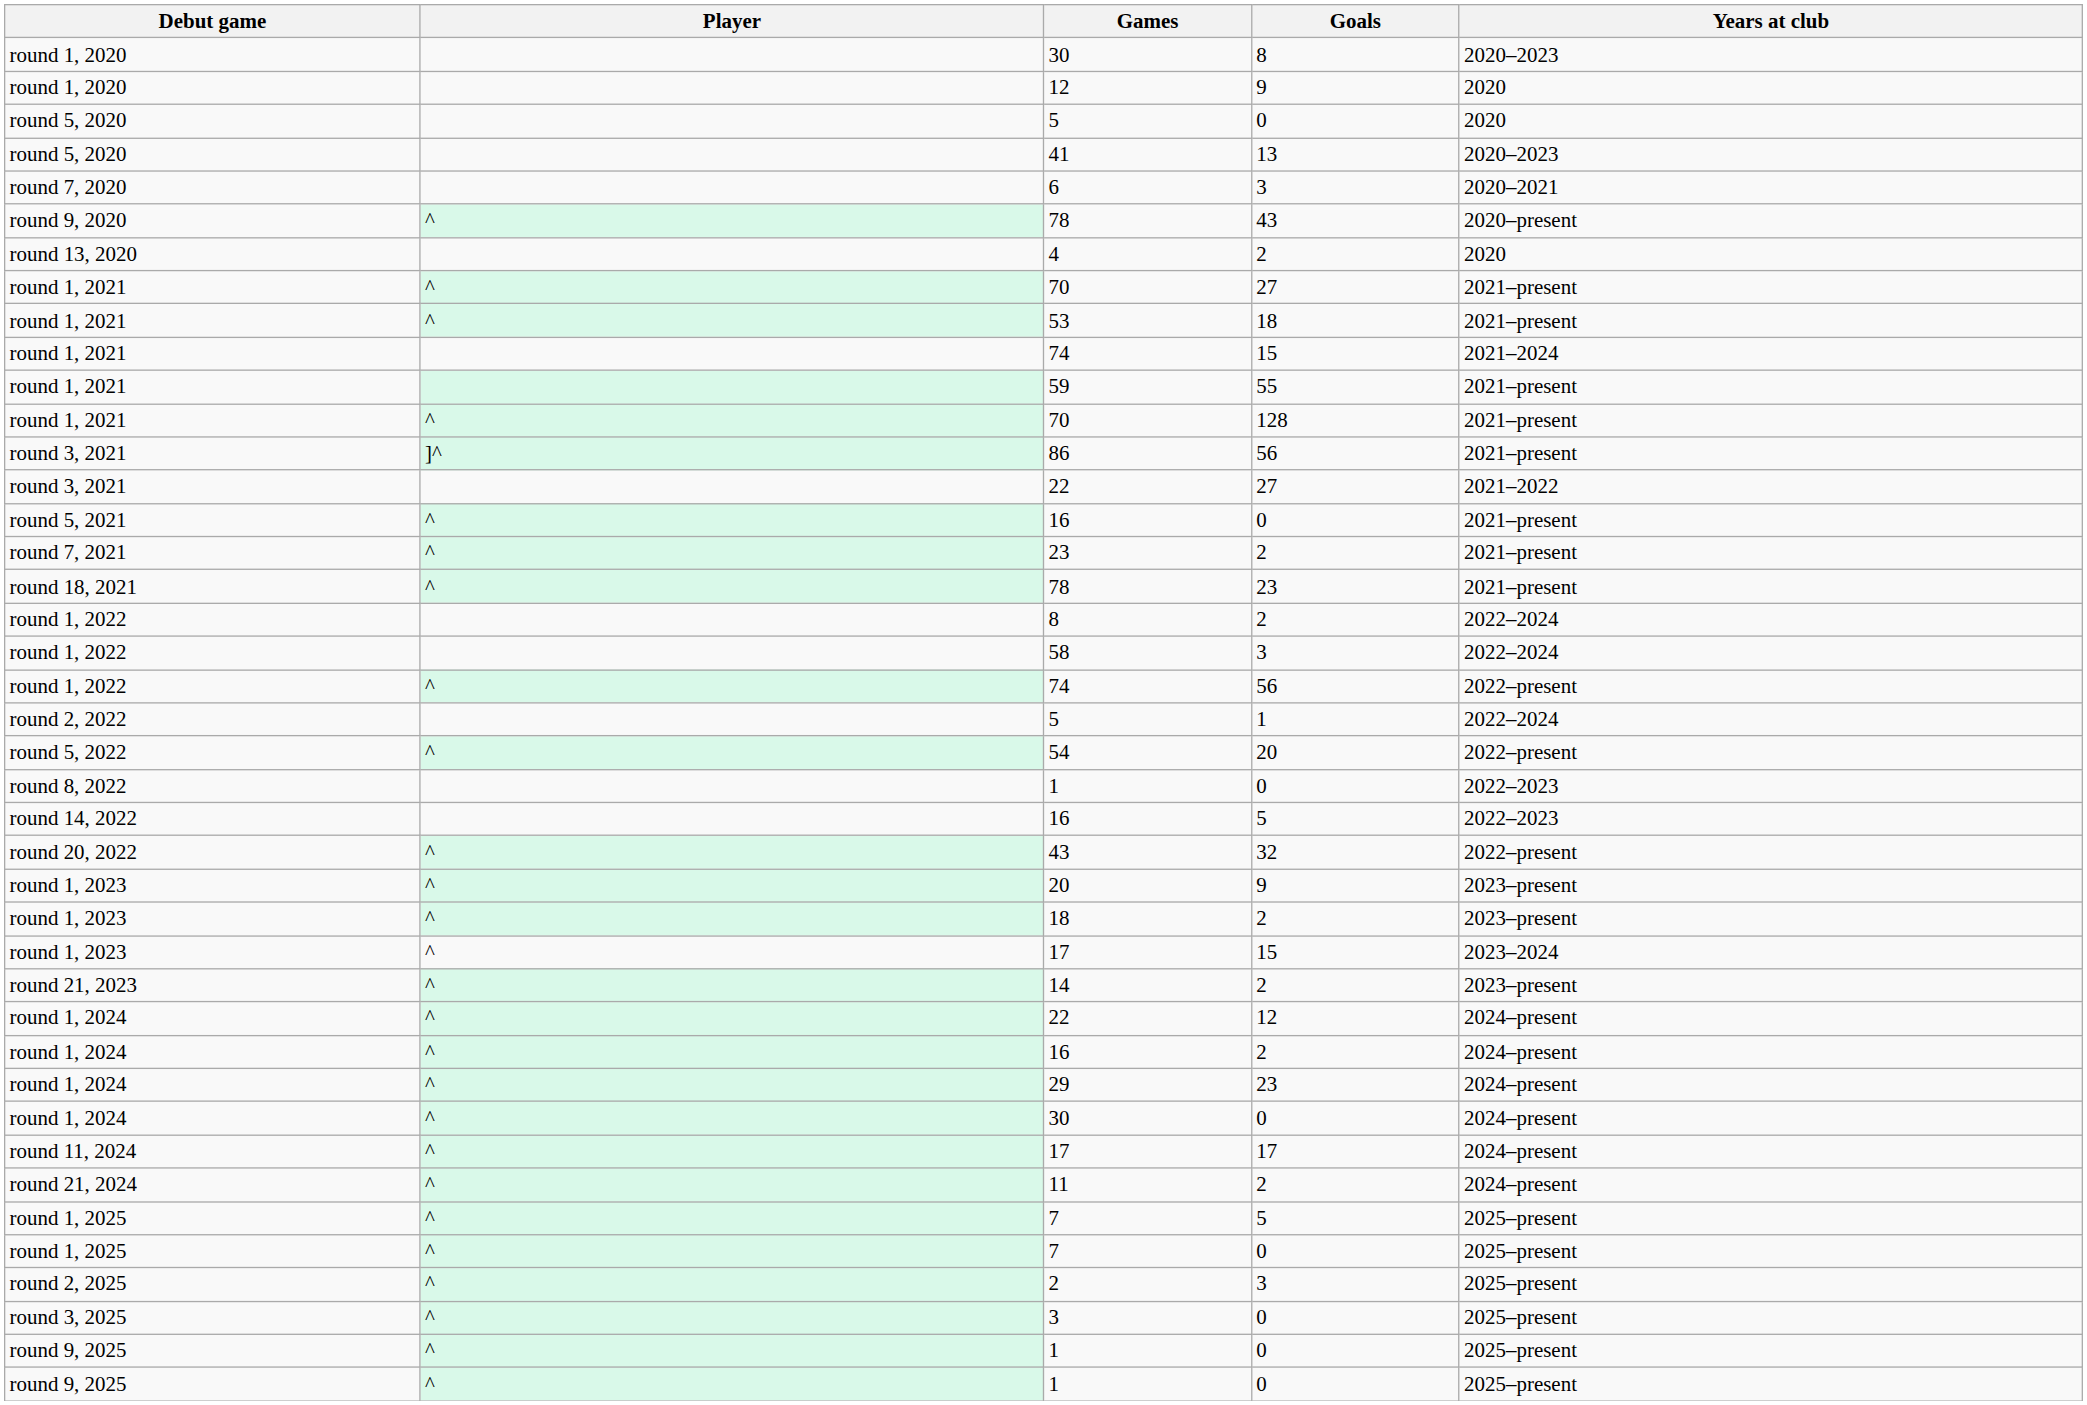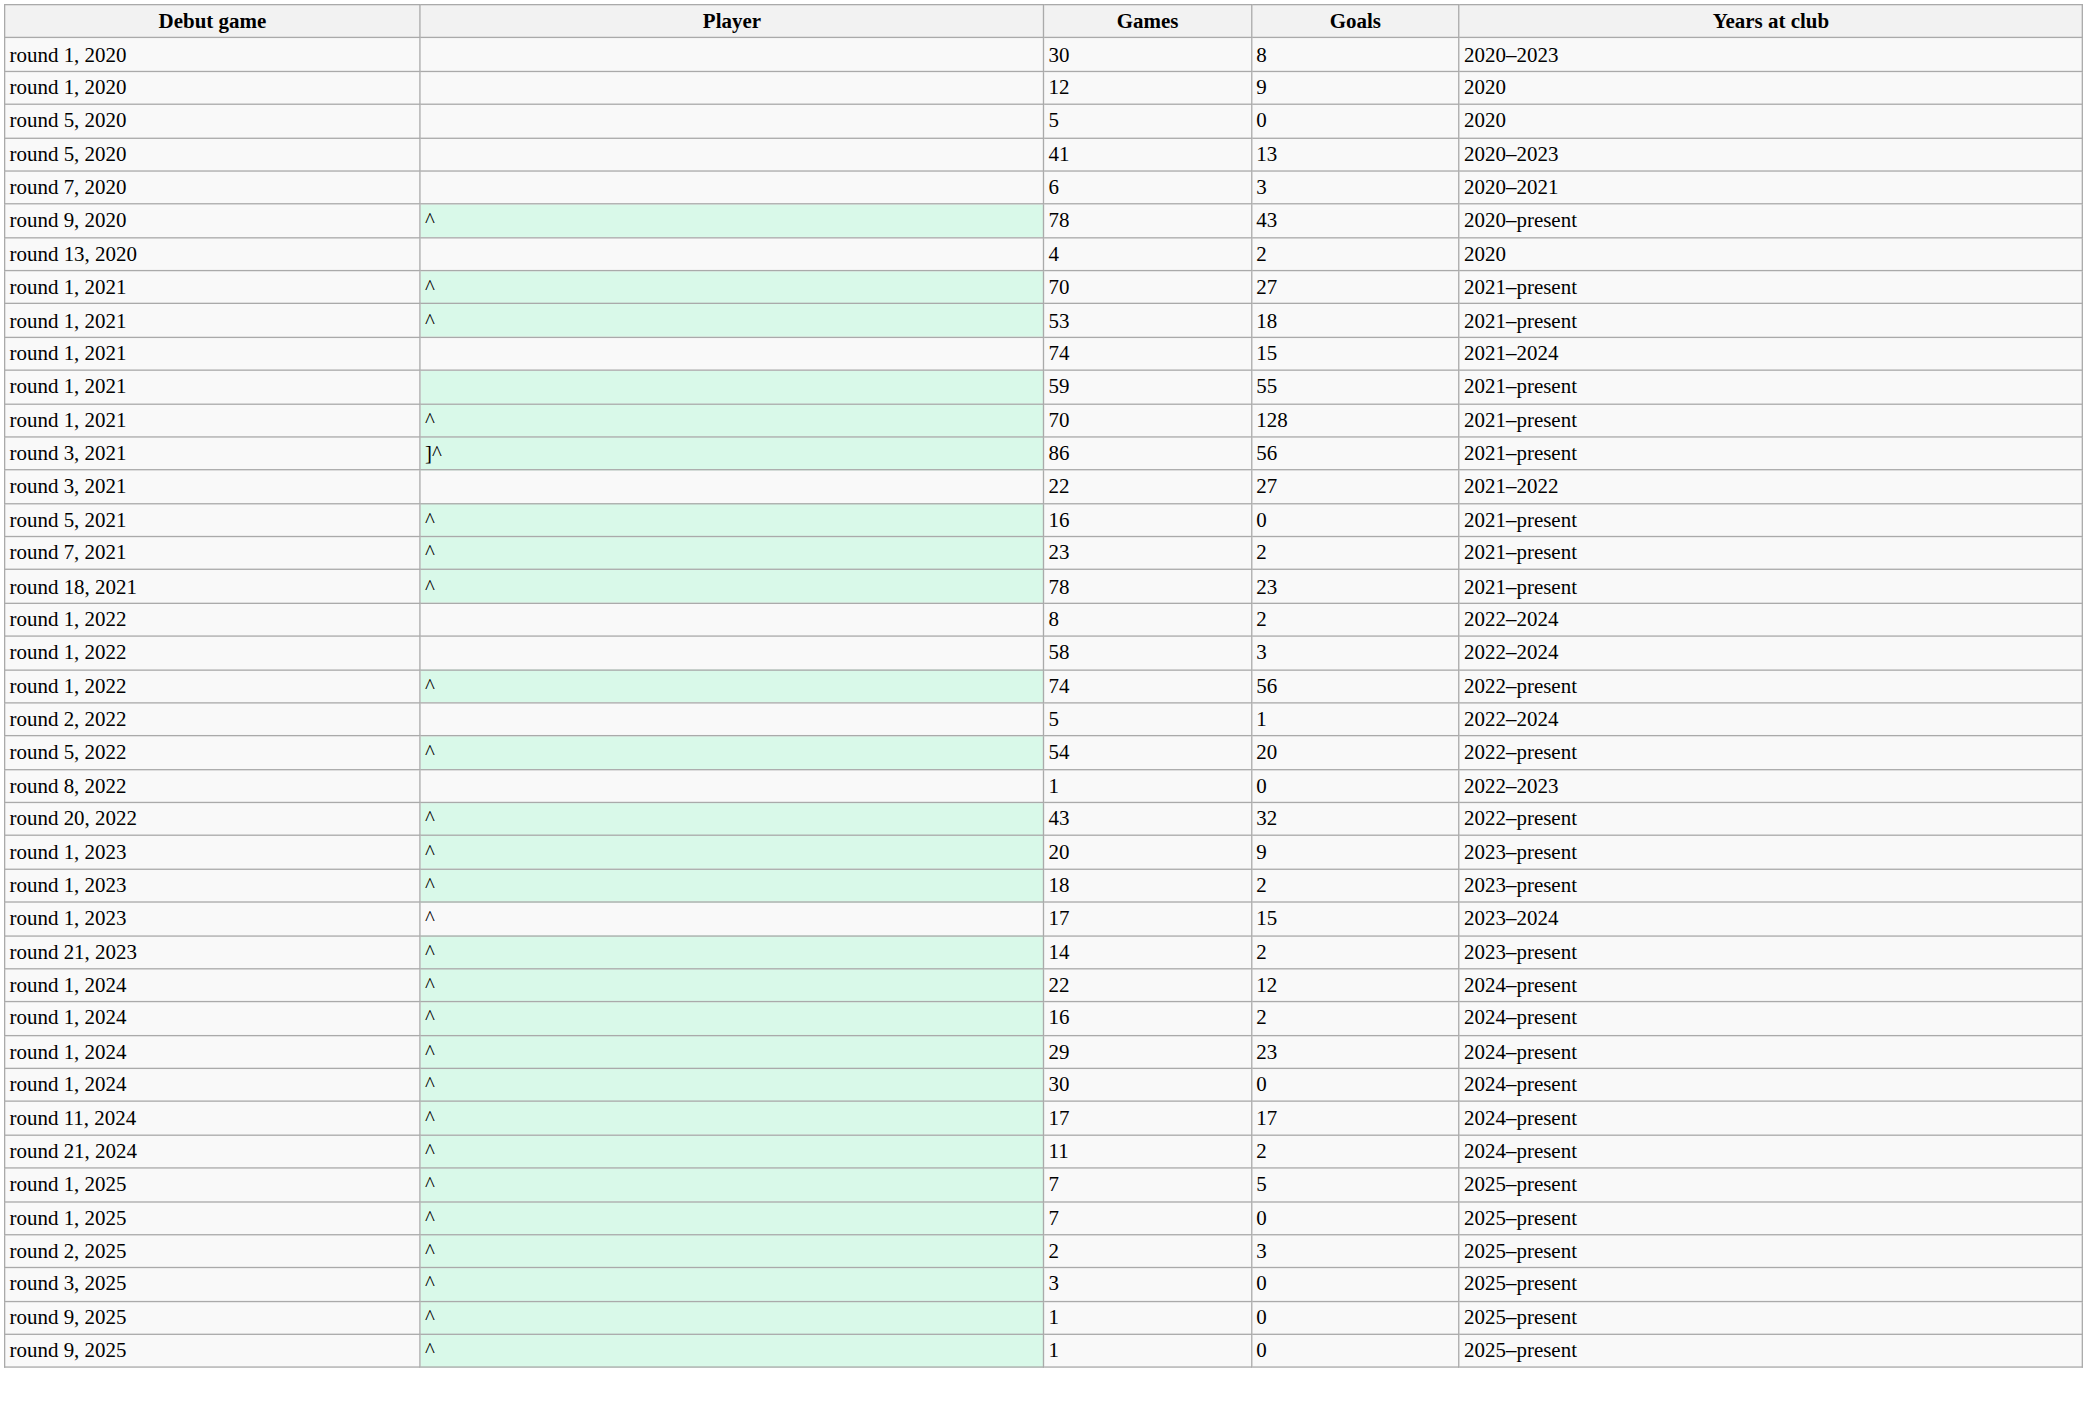- row: (1059, 818)
